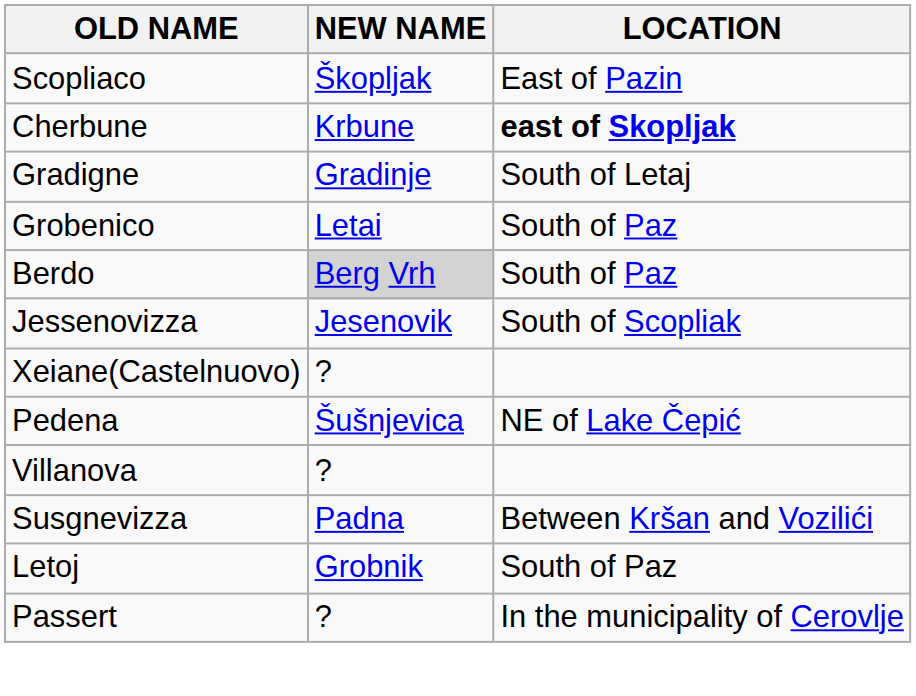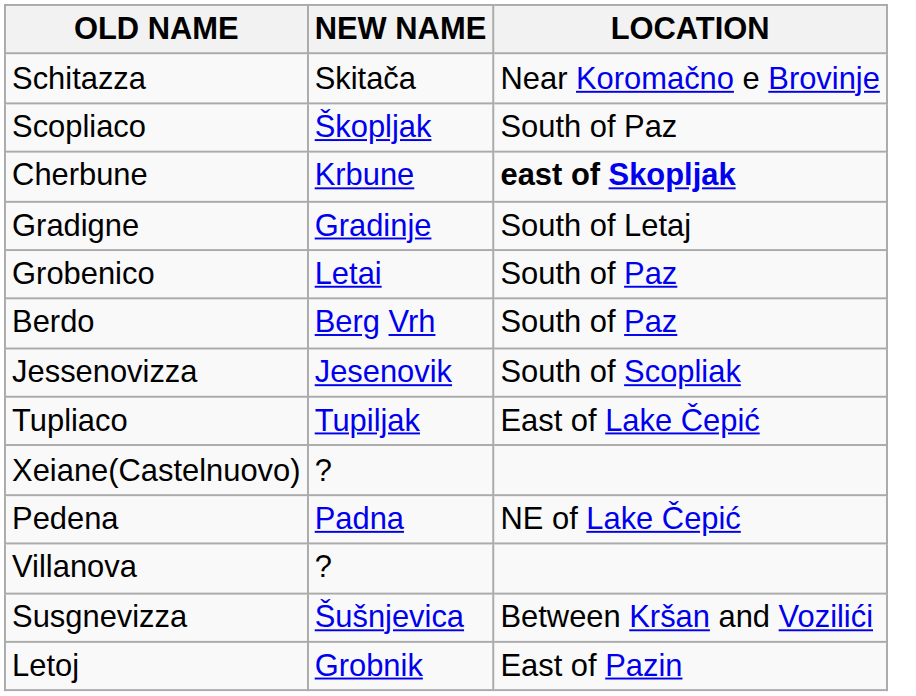+ row: (79, 77)
(591, 77) East of Pazin -> (589, 126) South of Paz
(375, 273) lightgrey background -> (375, 322) no background
+ row: (70, 420)
(389, 420) Šušnjevica -> (359, 518) Padna
(359, 518) Padna -> (389, 616) Šušnjevica
(589, 567) South of Paz -> (591, 665) East of Pazin
- row: (64, 616)
